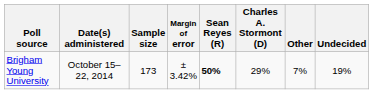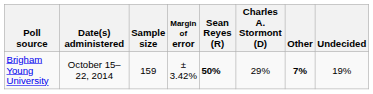(148, 70) 173 -> (148, 70) 159
(300, 70) normal -> (300, 70) bold
